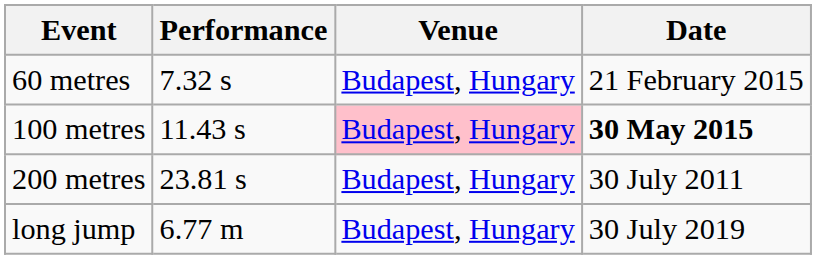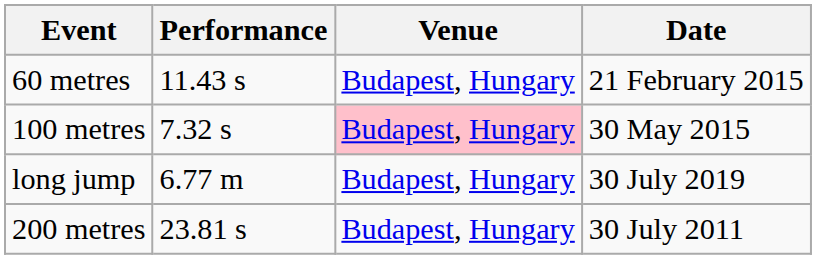(196, 79) 7.32 s -> (203, 79) 11.43 s
(203, 129) 11.43 s -> (196, 129) 7.32 s
(671, 129) bold -> (669, 129) normal
rows swapped: (79, 179) <-> (74, 229)
